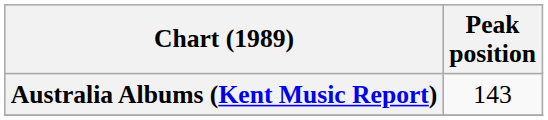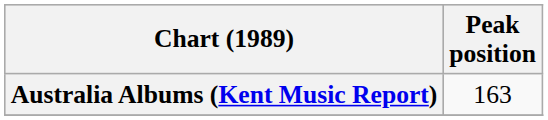(493, 94) 143 -> (493, 94) 163
